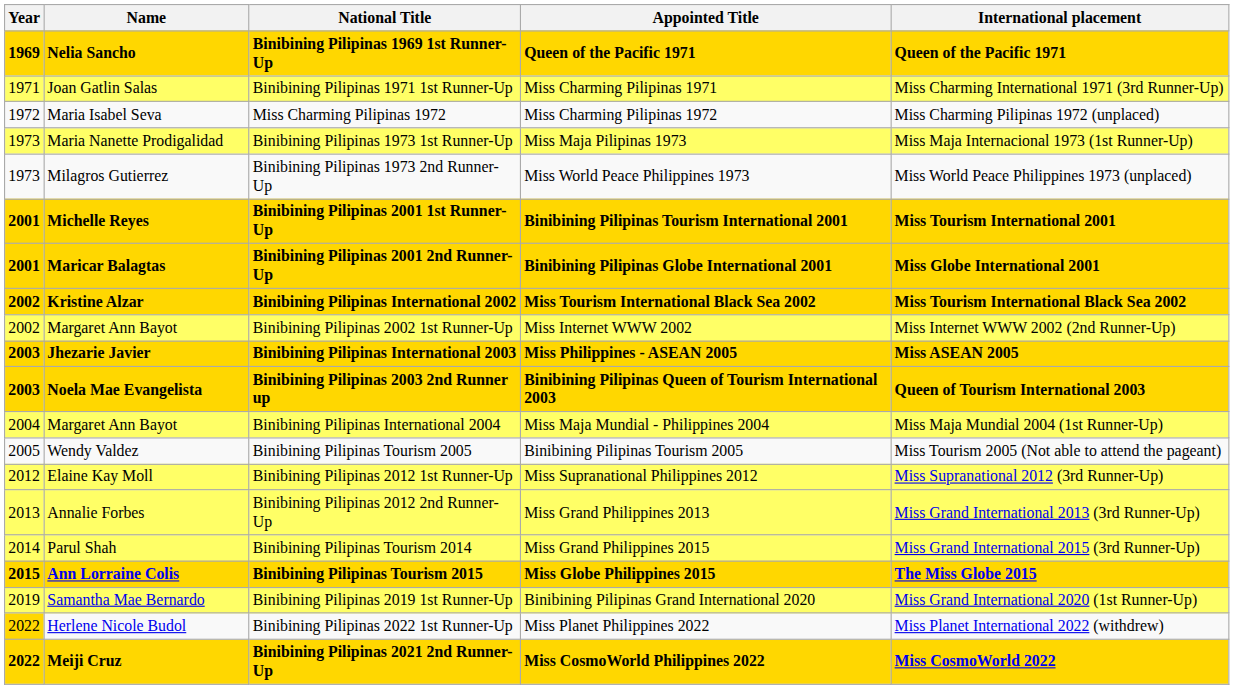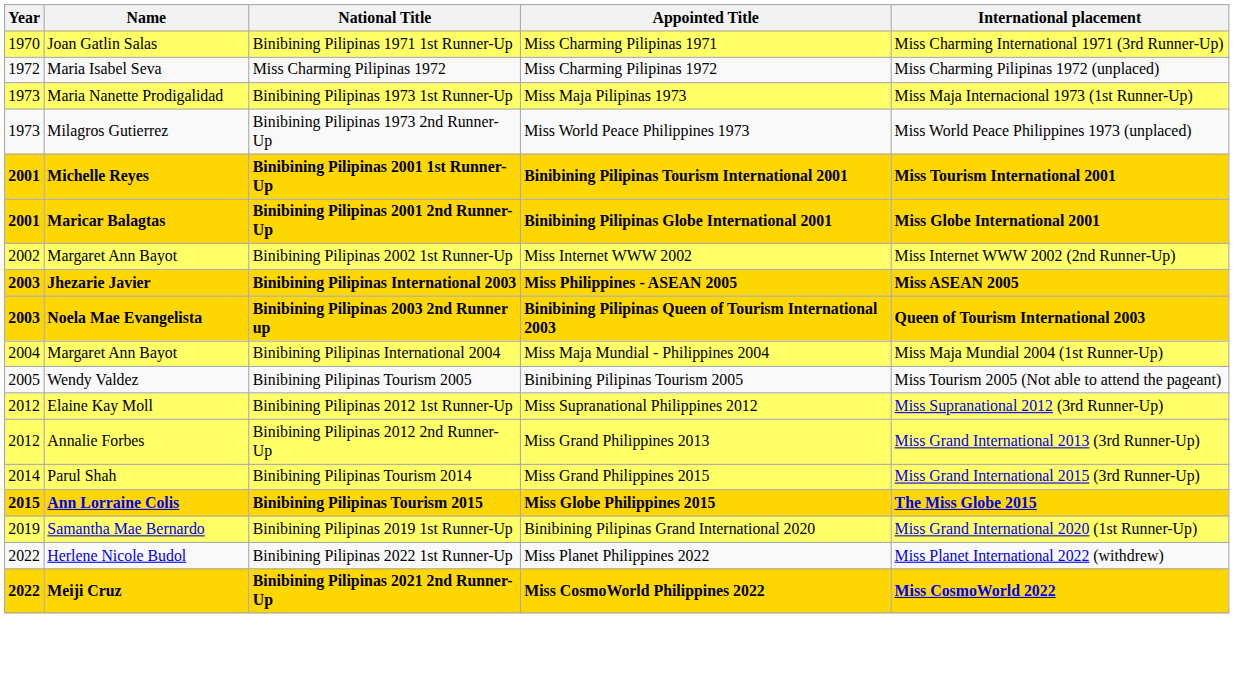- row: (380, 53)
(24, 88) 1971 -> (24, 44) 1970
- row: (385, 301)
(24, 512) 2013 -> (24, 441) 2012
(24, 626) gold background -> (24, 555) no background
